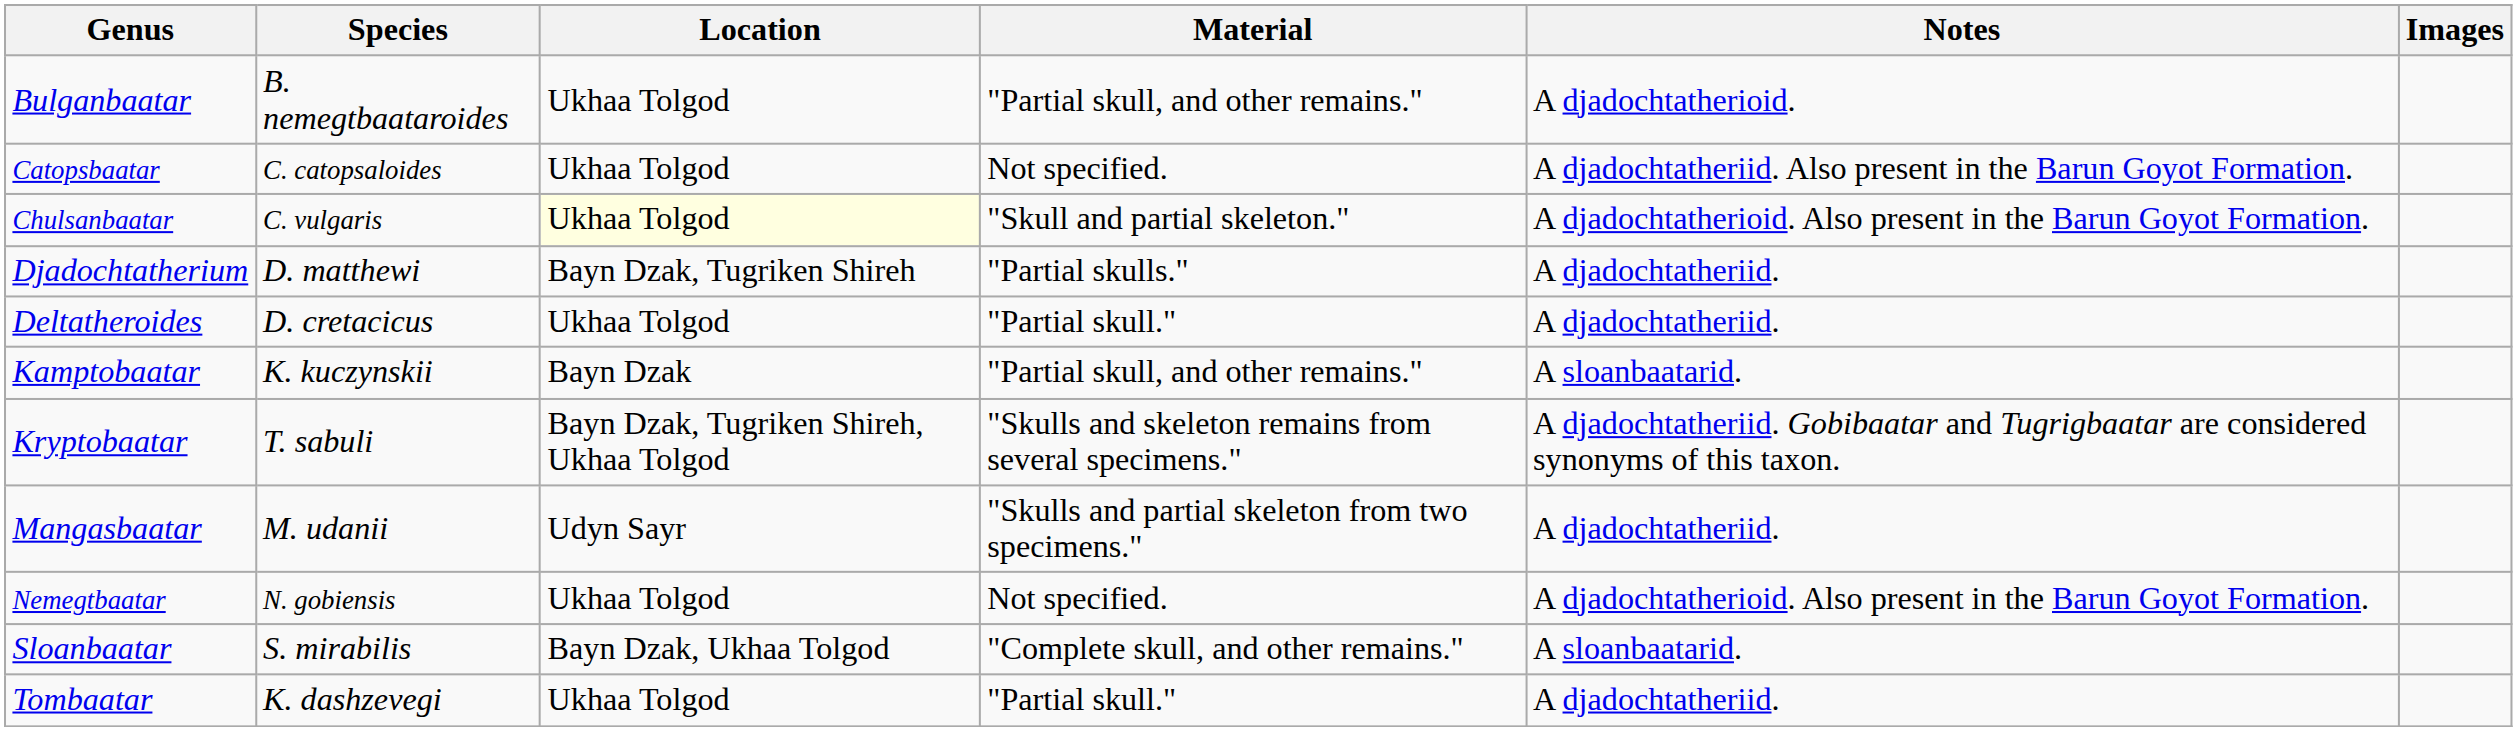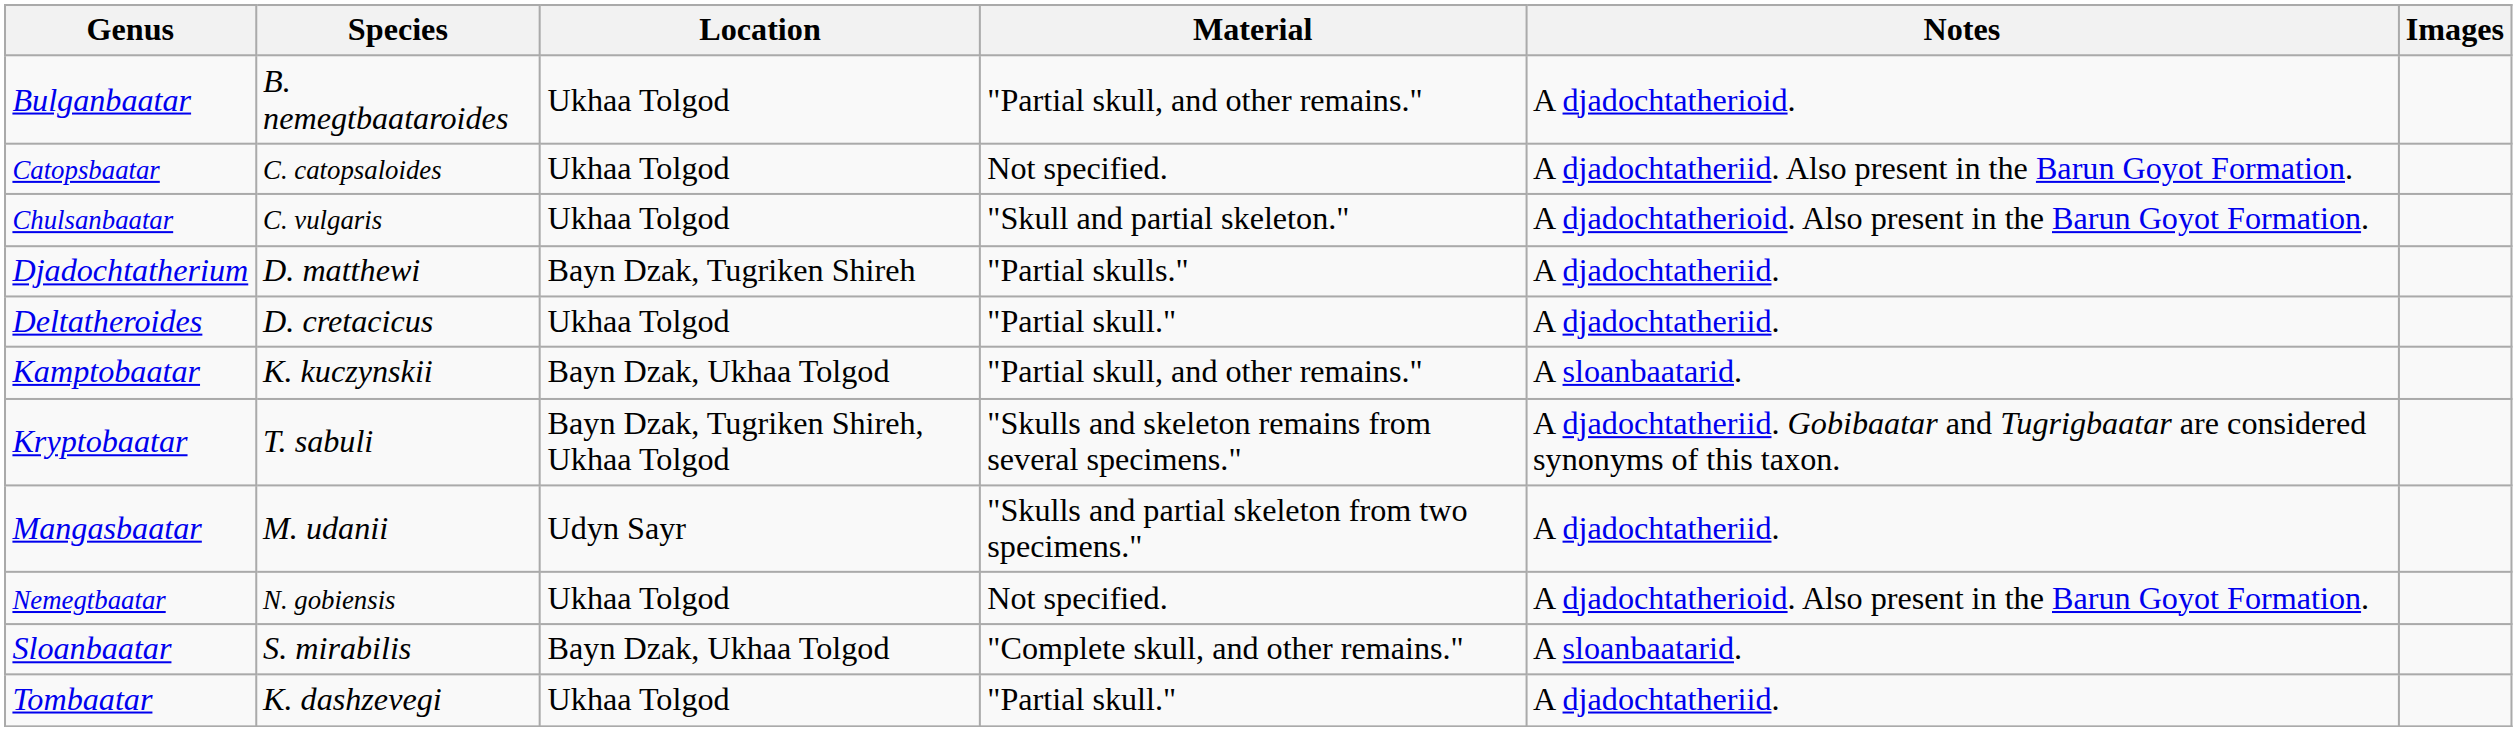(639, 219) lightyellow background -> (639, 219) no background
(619, 372) Bayn Dzak -> (719, 372) Bayn Dzak, Ukhaa Tolgod
